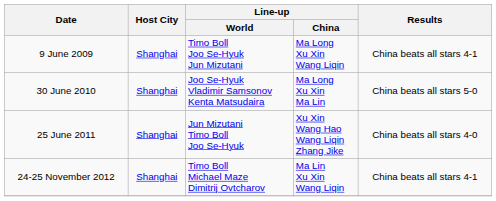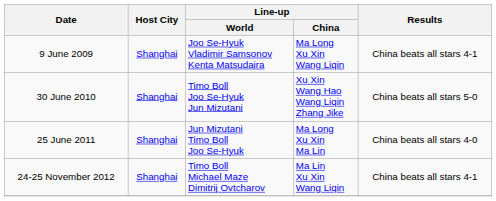(216, 54) Timo Boll Joo Se-Hyuk Jun Mizutani -> (230, 54) Joo Se-Hyuk Vladimir Samsonov Kenta Matsudaira
(230, 91) Joo Se-Hyuk Vladimir Samsonov Kenta Matsudaira -> (216, 97) Timo Boll Joo Se-Hyuk Jun Mizutani
(315, 91) Ma Long Xu Xin Ma Lin -> (320, 97) Xu Xin Wang Hao Wang Liqin Zhang Jike
(320, 134) Xu Xin Wang Hao Wang Liqin Zhang Jike -> (315, 140) Ma Long Xu Xin Ma Lin
